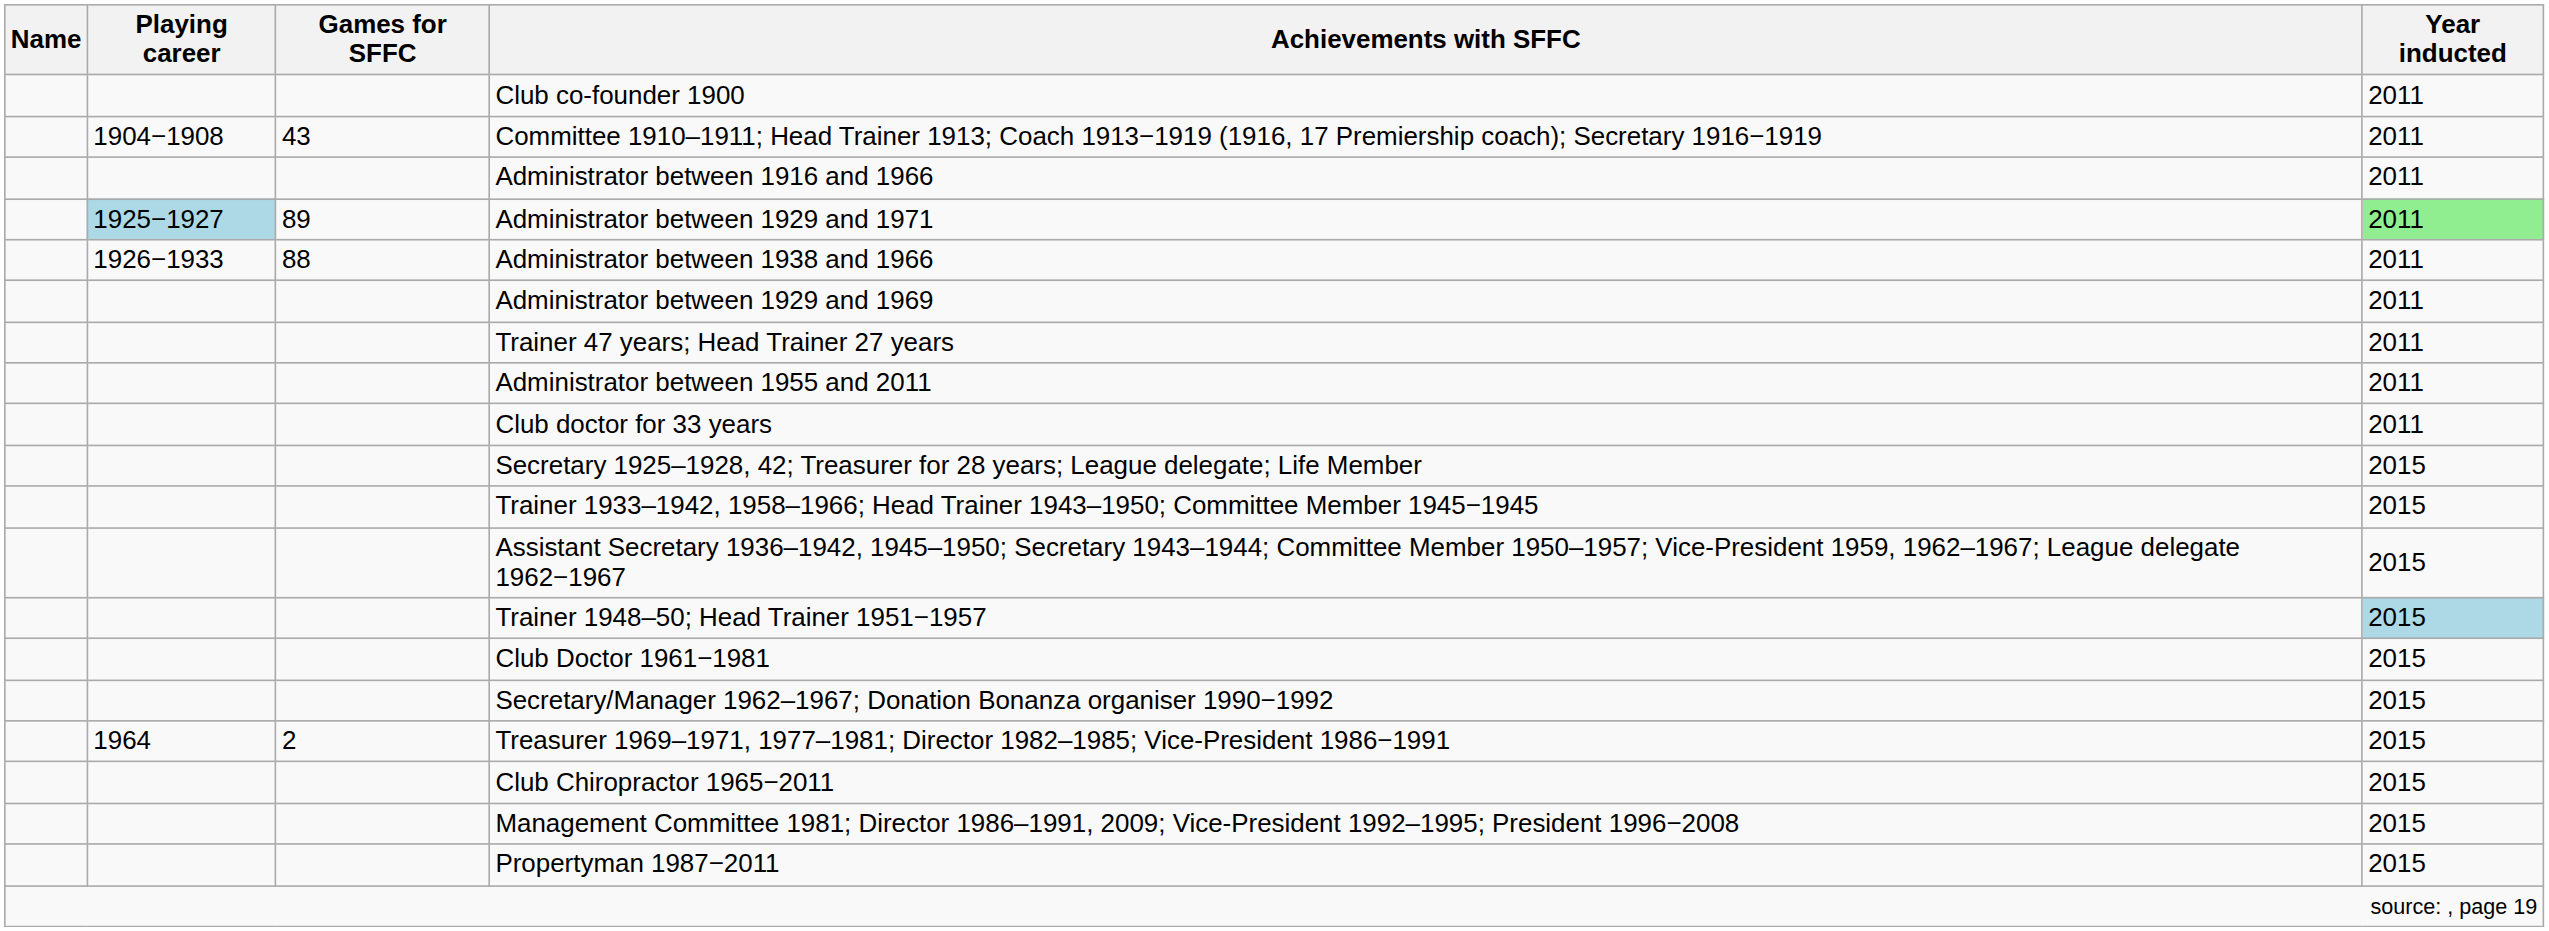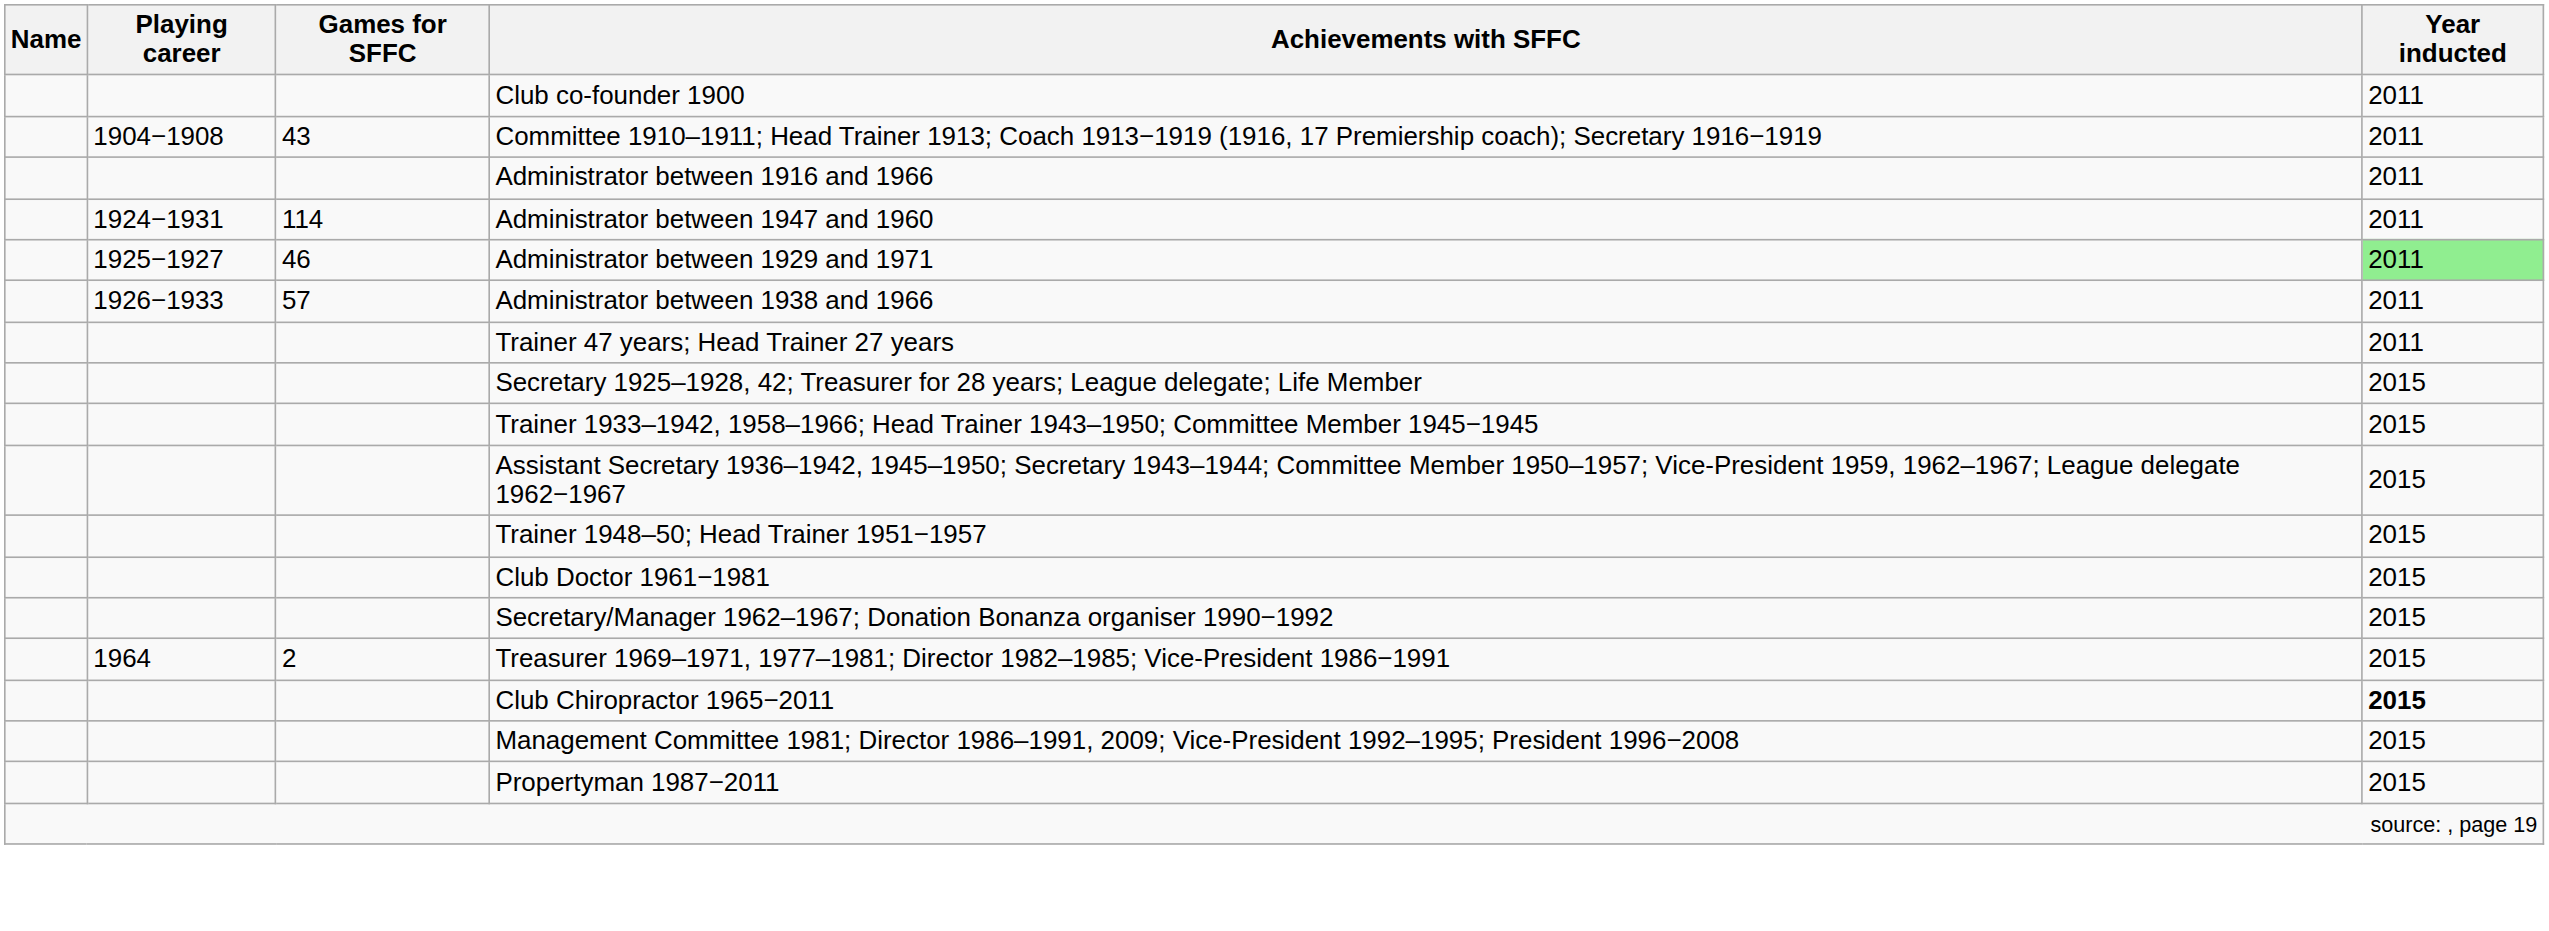+ row: (714, 218)
(159, 218) lightblue background -> (159, 259) no background
(296, 218) 89 -> (296, 259) 46
(296, 259) 88 -> (296, 300) 57
- row: (714, 300)
- row: (713, 383)
- row: (634, 424)
(2397, 617) lightblue background -> (2397, 535) no background
(2397, 782) normal -> (2397, 699) bold
